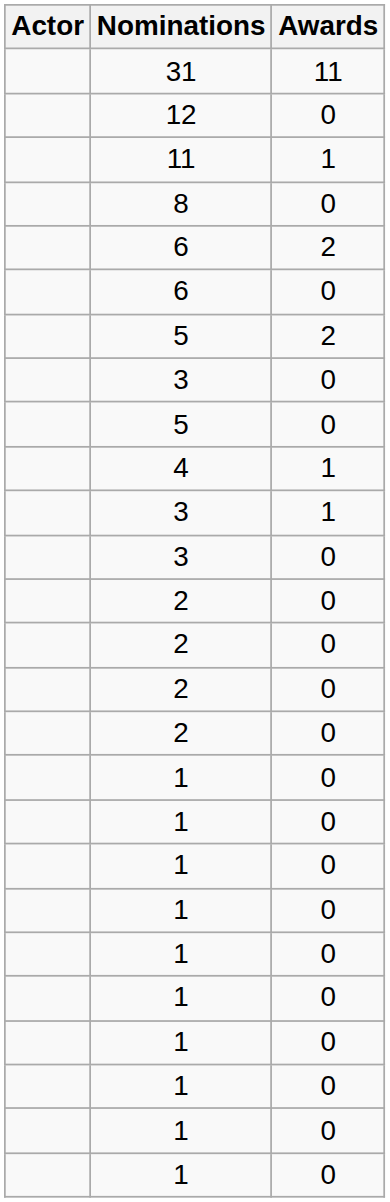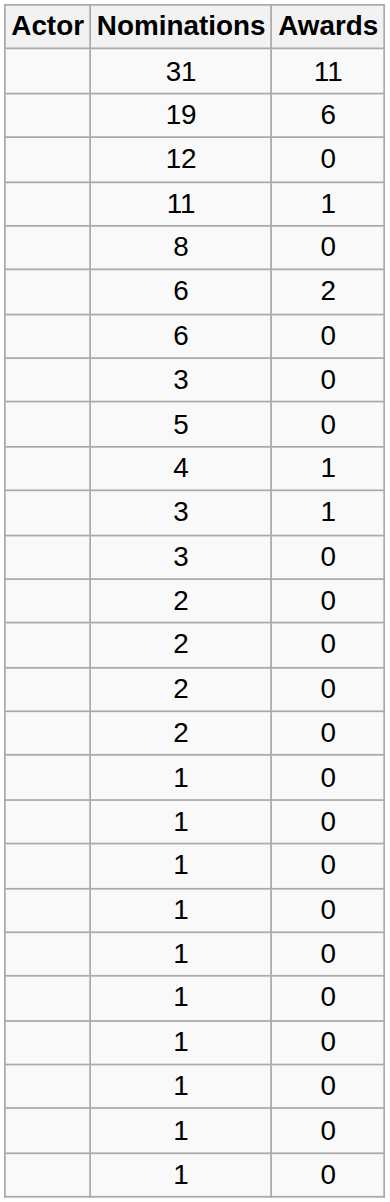+ row: (181, 114)
- row: (181, 335)
